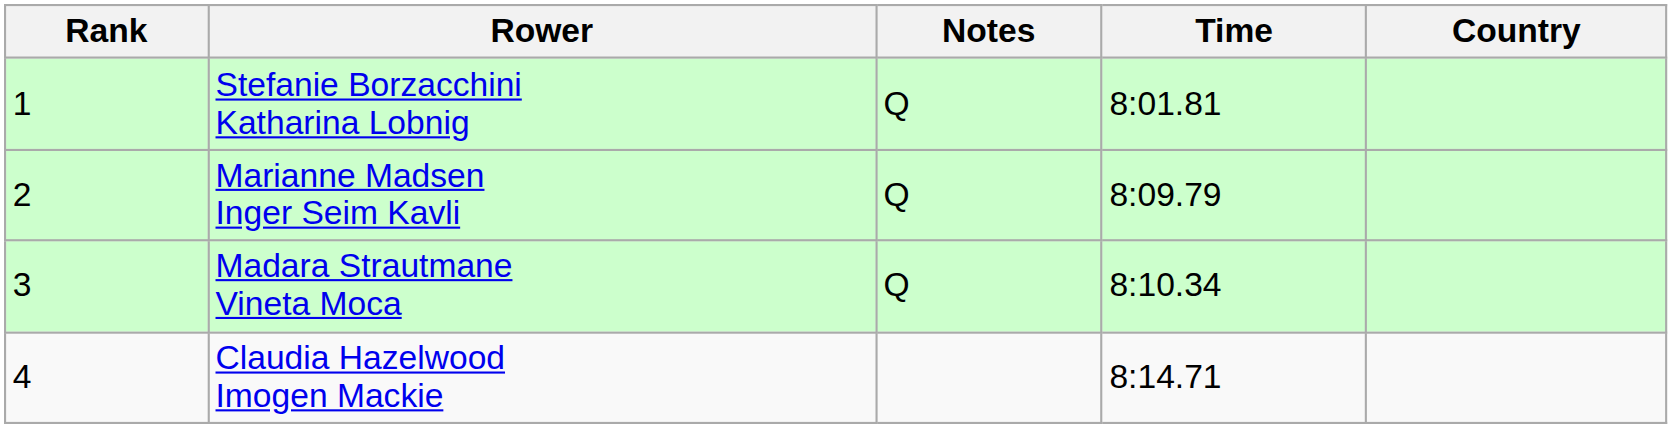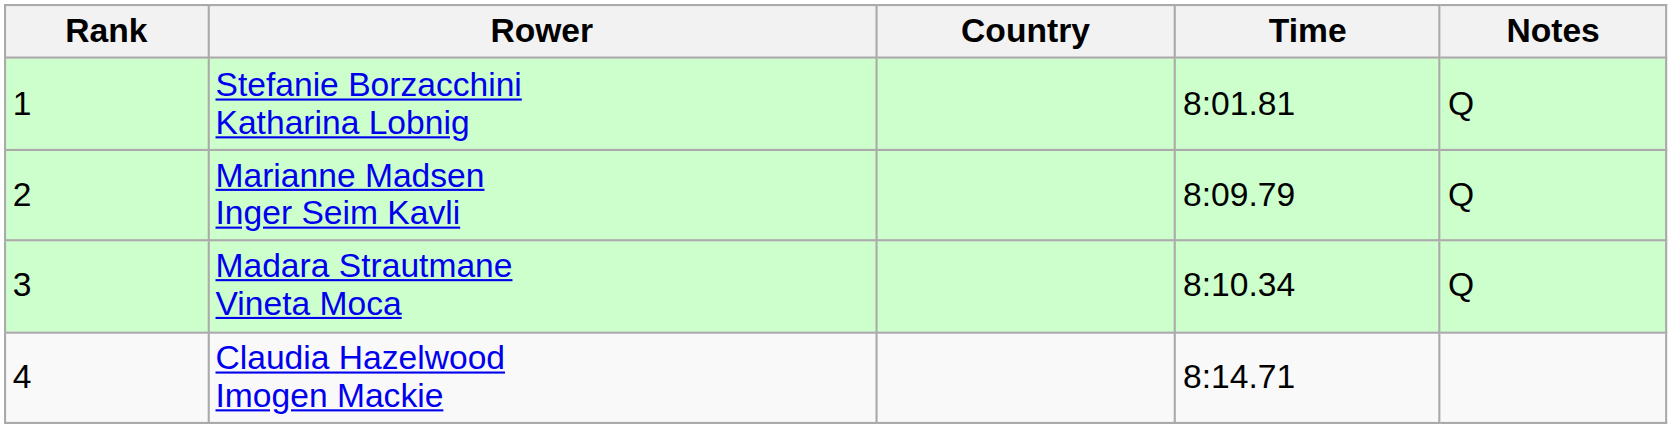columns swapped: (1516, 31) <-> (989, 31)
